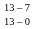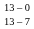rows swapped: (17, 21) <-> (17, 7)
